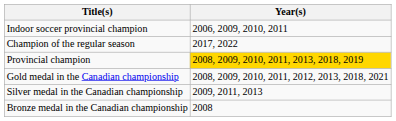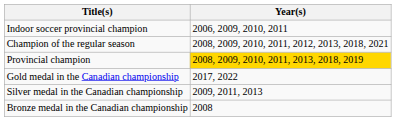(215, 44) 2017, 2022 -> (290, 44) 2008, 2009, 2010, 2011, 2012, 2013, 2018, 2021
(290, 76) 2008, 2009, 2010, 2011, 2012, 2013, 2018, 2021 -> (215, 76) 2017, 2022
